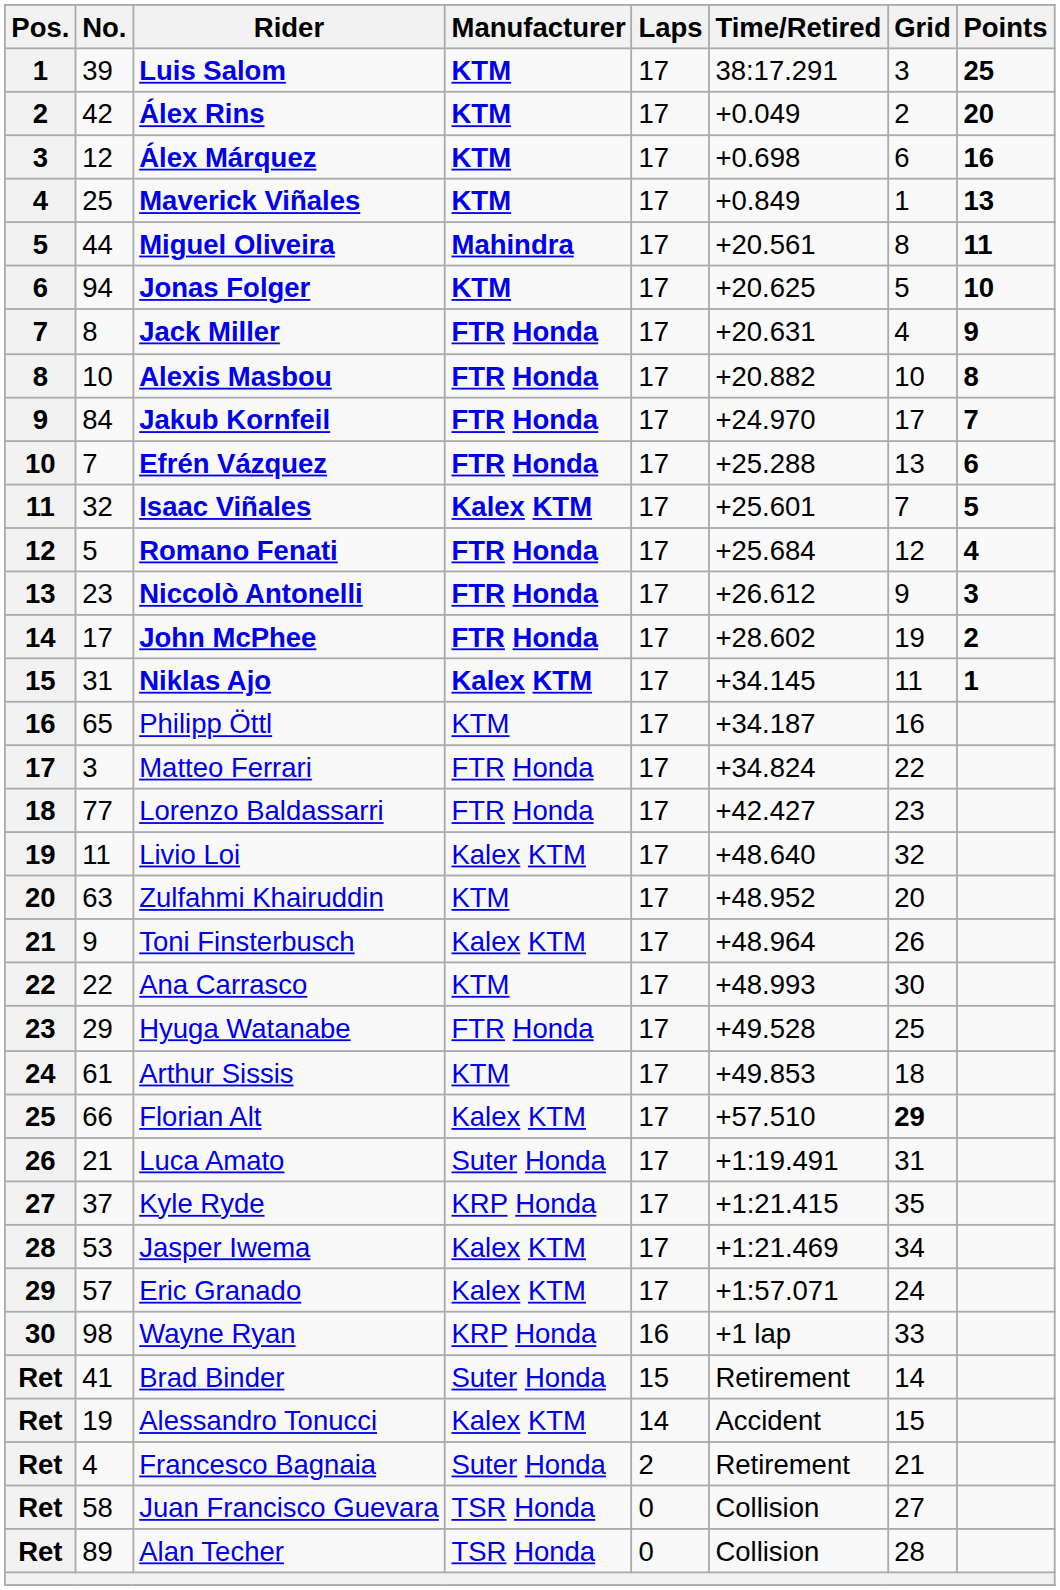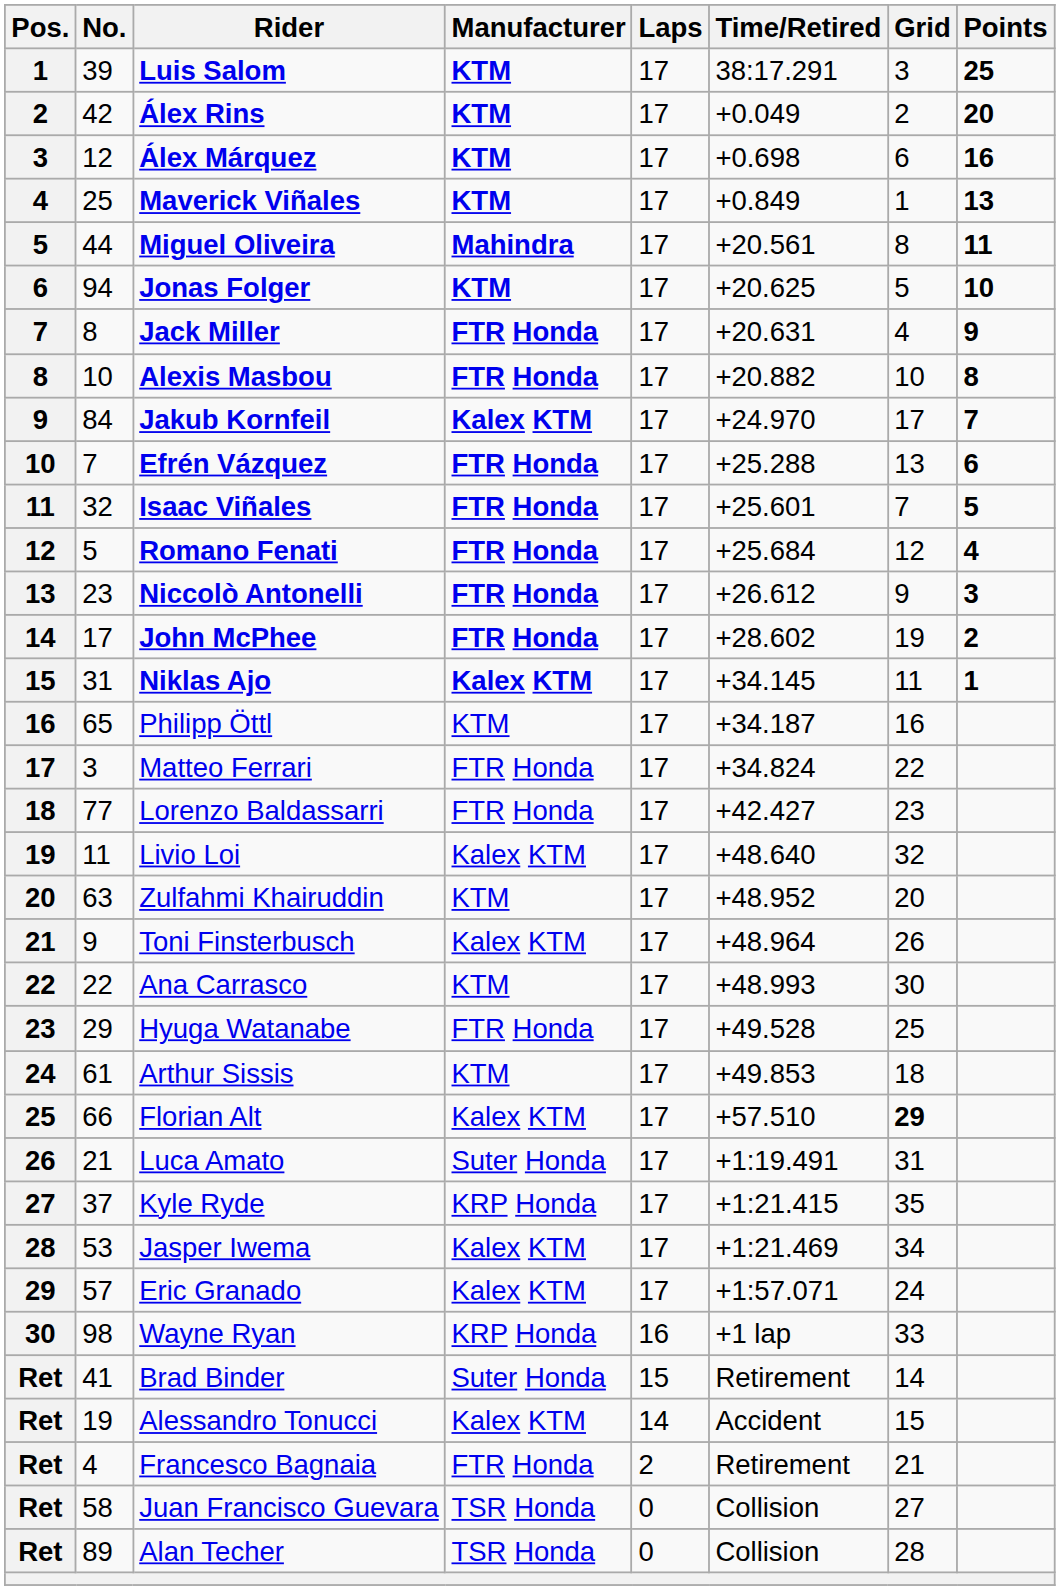(525, 419) FTR Honda -> (522, 419) Kalex KTM
(522, 506) Kalex KTM -> (525, 506) FTR Honda
(529, 1464) Suter Honda -> (523, 1464) FTR Honda
